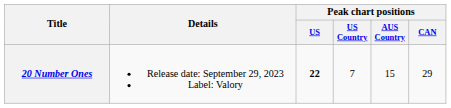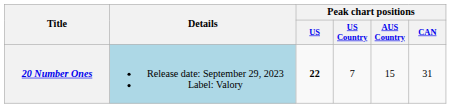(203, 80) no background -> (203, 80) lightblue background
(427, 74) 29 -> (427, 74) 31
